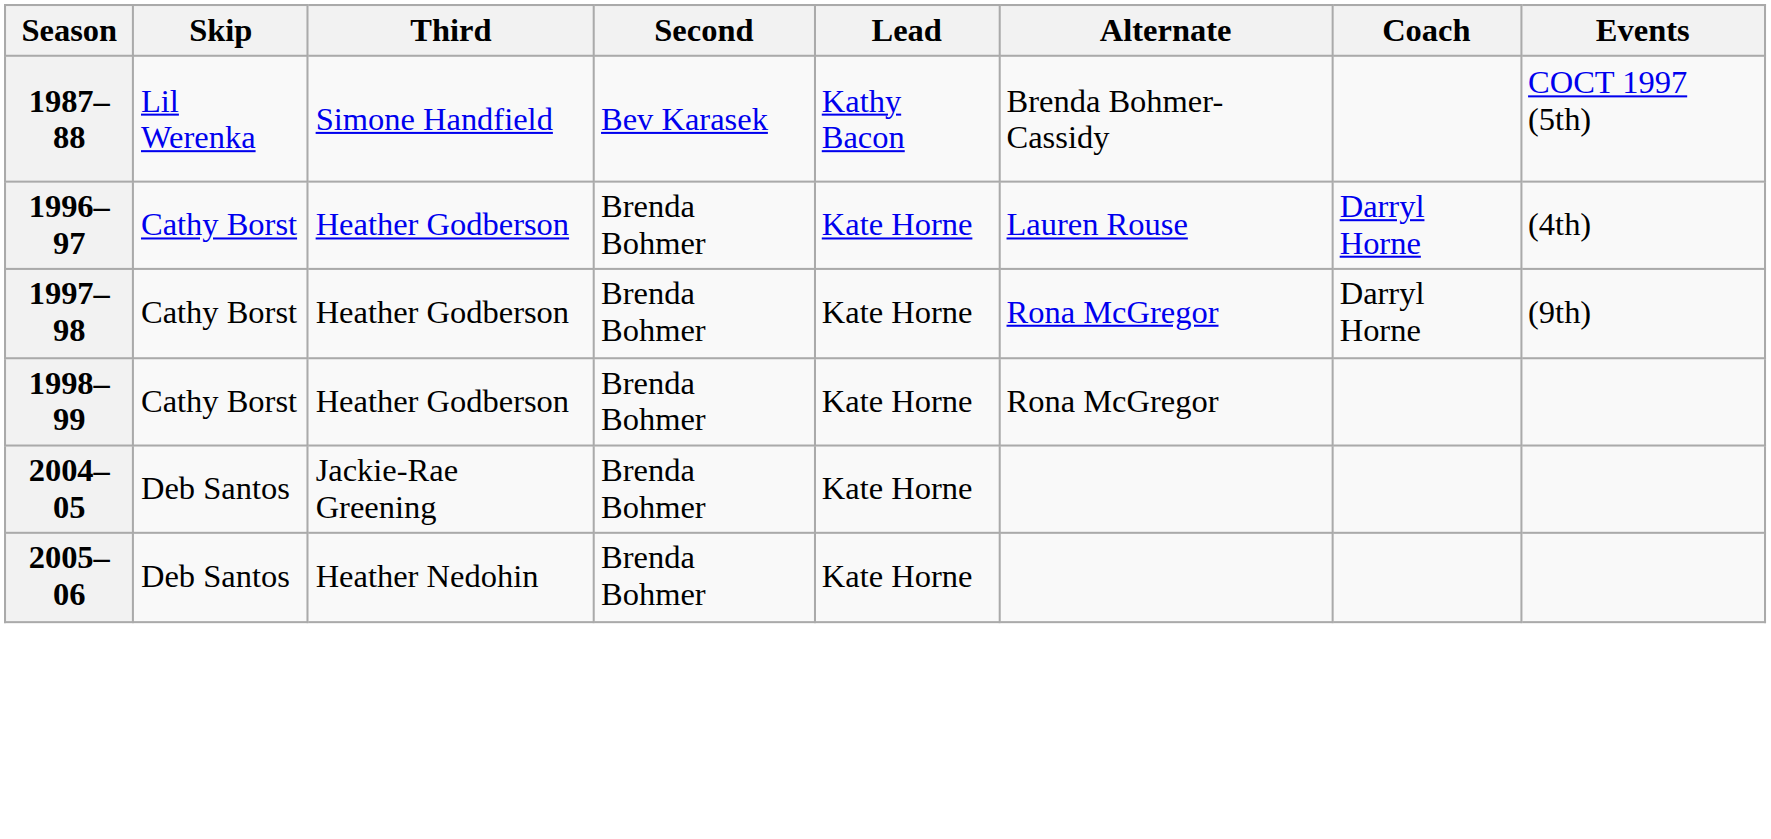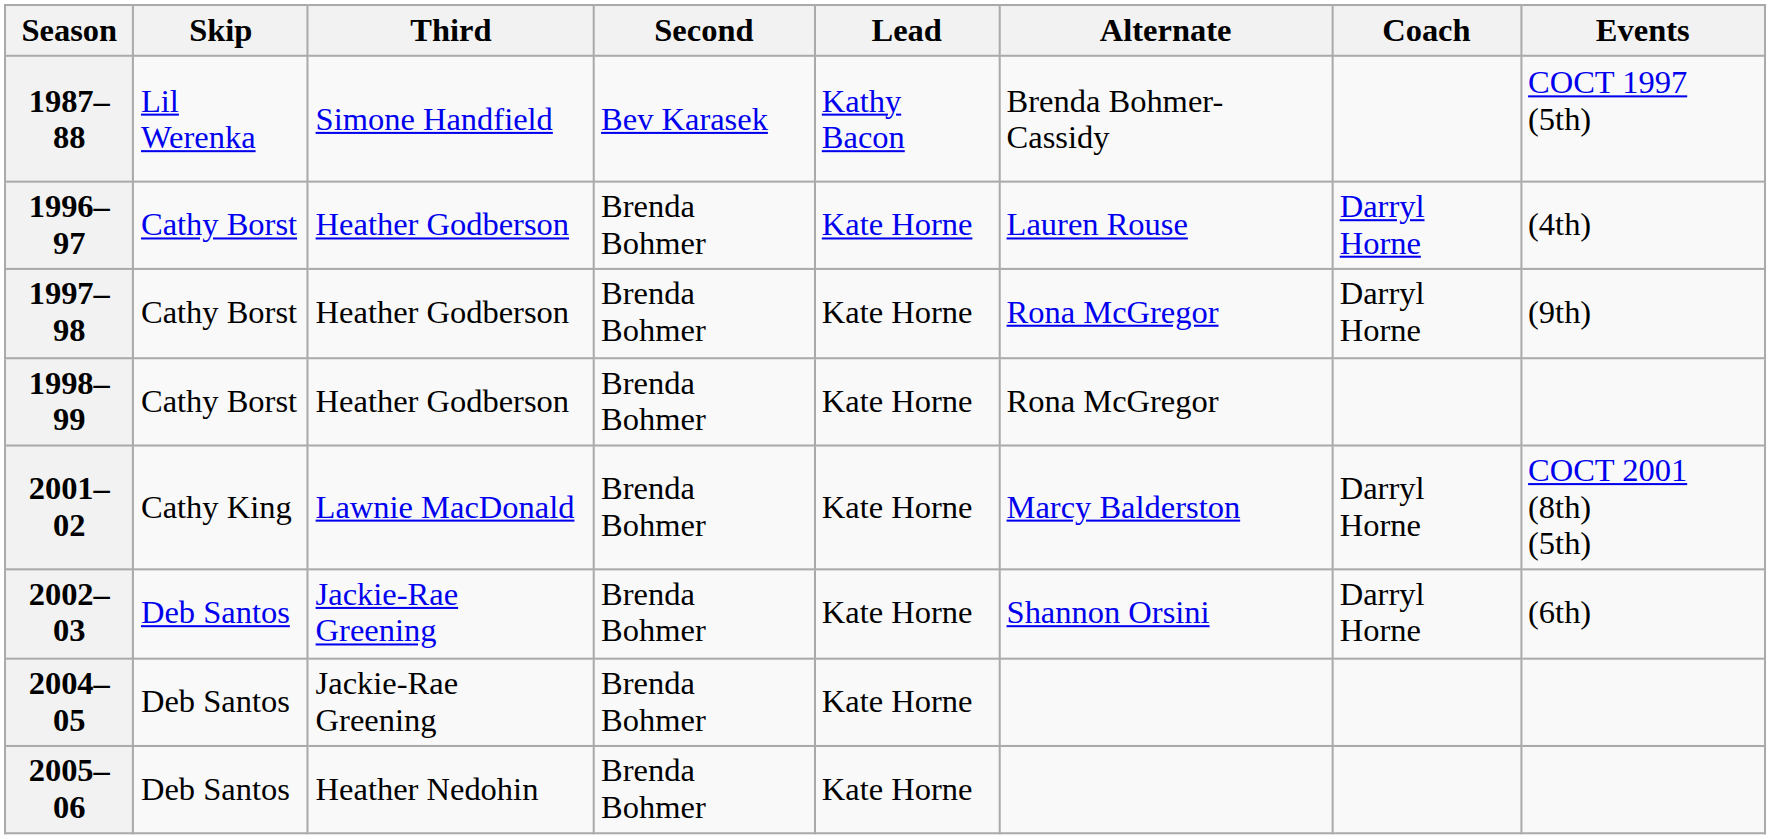+ row: (69, 507)
+ row: (69, 613)
